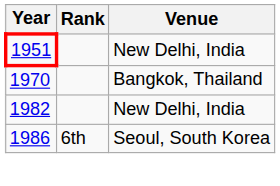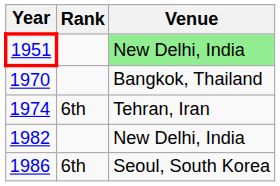(179, 49) no background -> (179, 49) lightgreen background
+ row: (30, 109)
